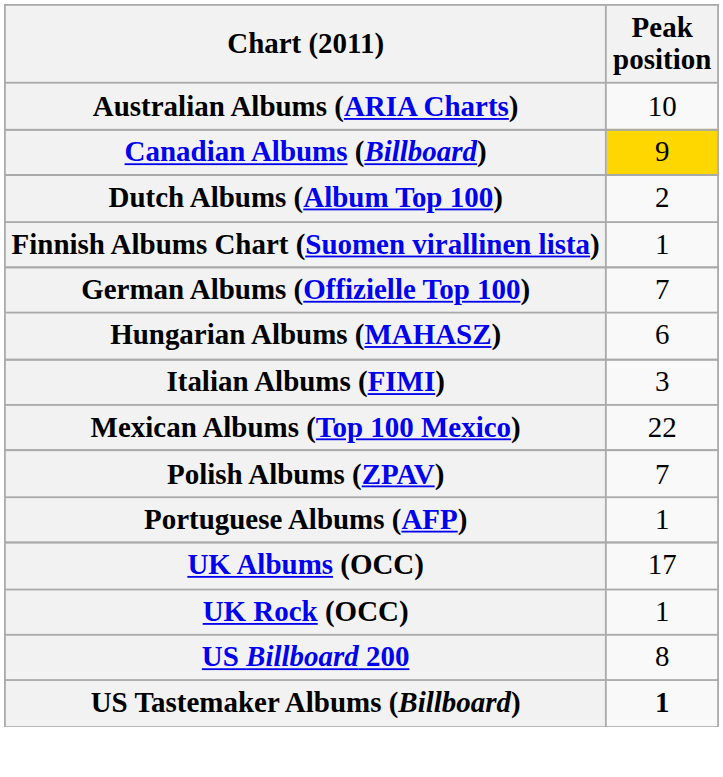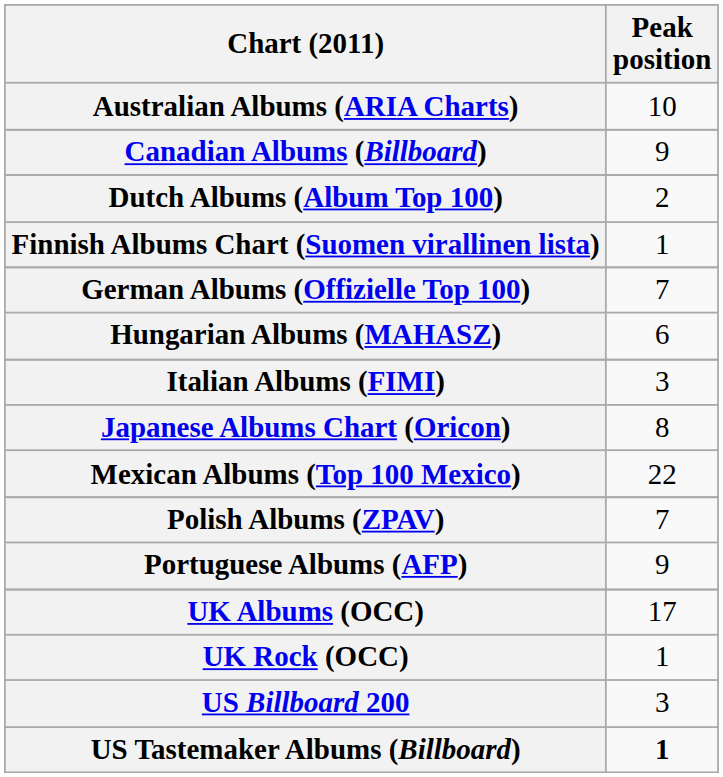(662, 151) gold background -> (662, 151) no background
+ row: (306, 427)
(662, 519) 1 -> (662, 565) 9
(662, 657) 8 -> (662, 703) 3
